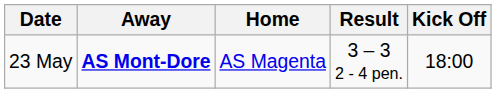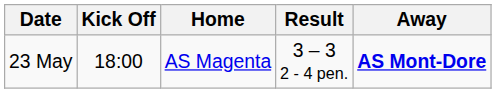columns swapped: (449, 19) <-> (146, 19)
